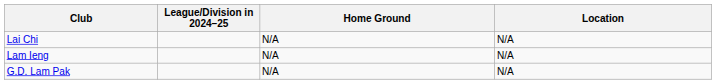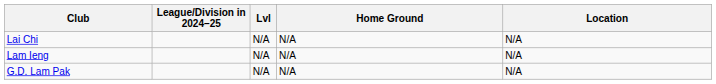+ column: (264, 18)
